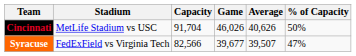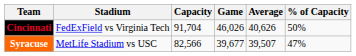(106, 28) MetLife Stadium vs USC -> (113, 28) FedExField vs Virginia Tech
(113, 43) FedExField vs Virginia Tech -> (106, 43) MetLife Stadium vs USC
